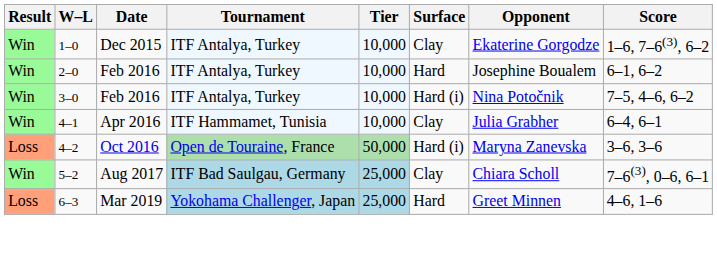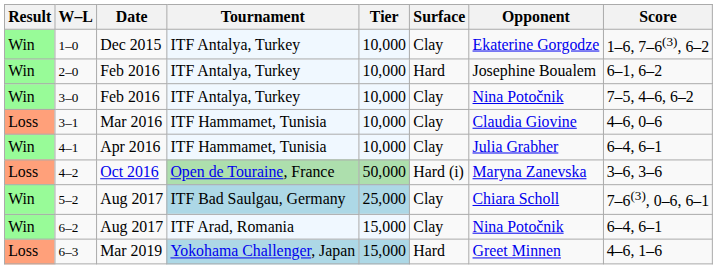(439, 96) Hard (i) -> (428, 96) Clay
+ row: (68, 122)
+ row: (68, 227)
(384, 201) 25,000 -> (384, 251) 15,000
